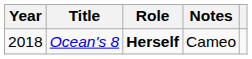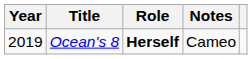(25, 41) 2018 -> (25, 41) 2019
